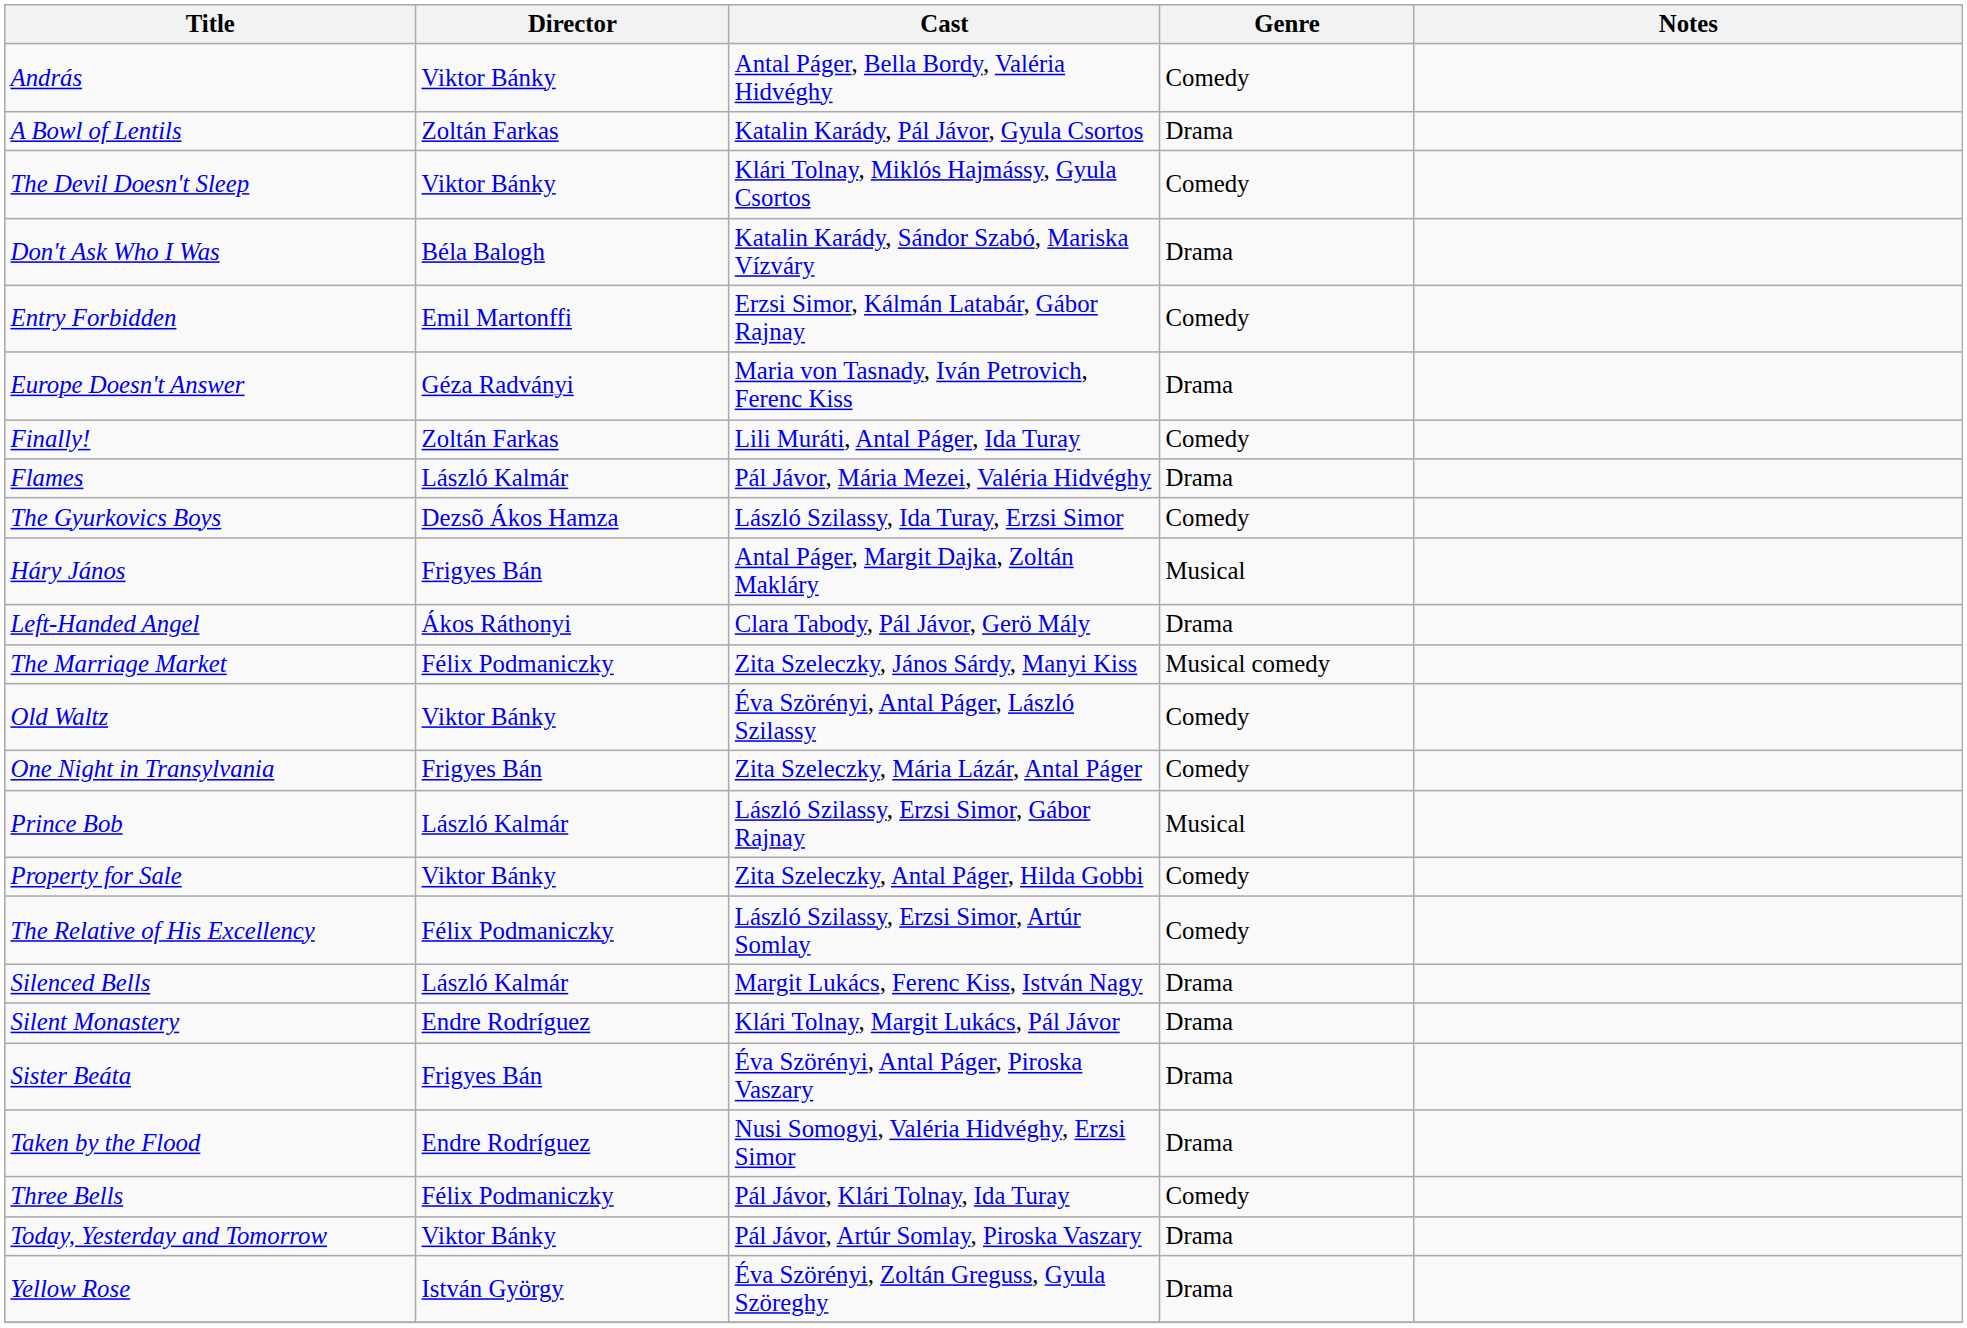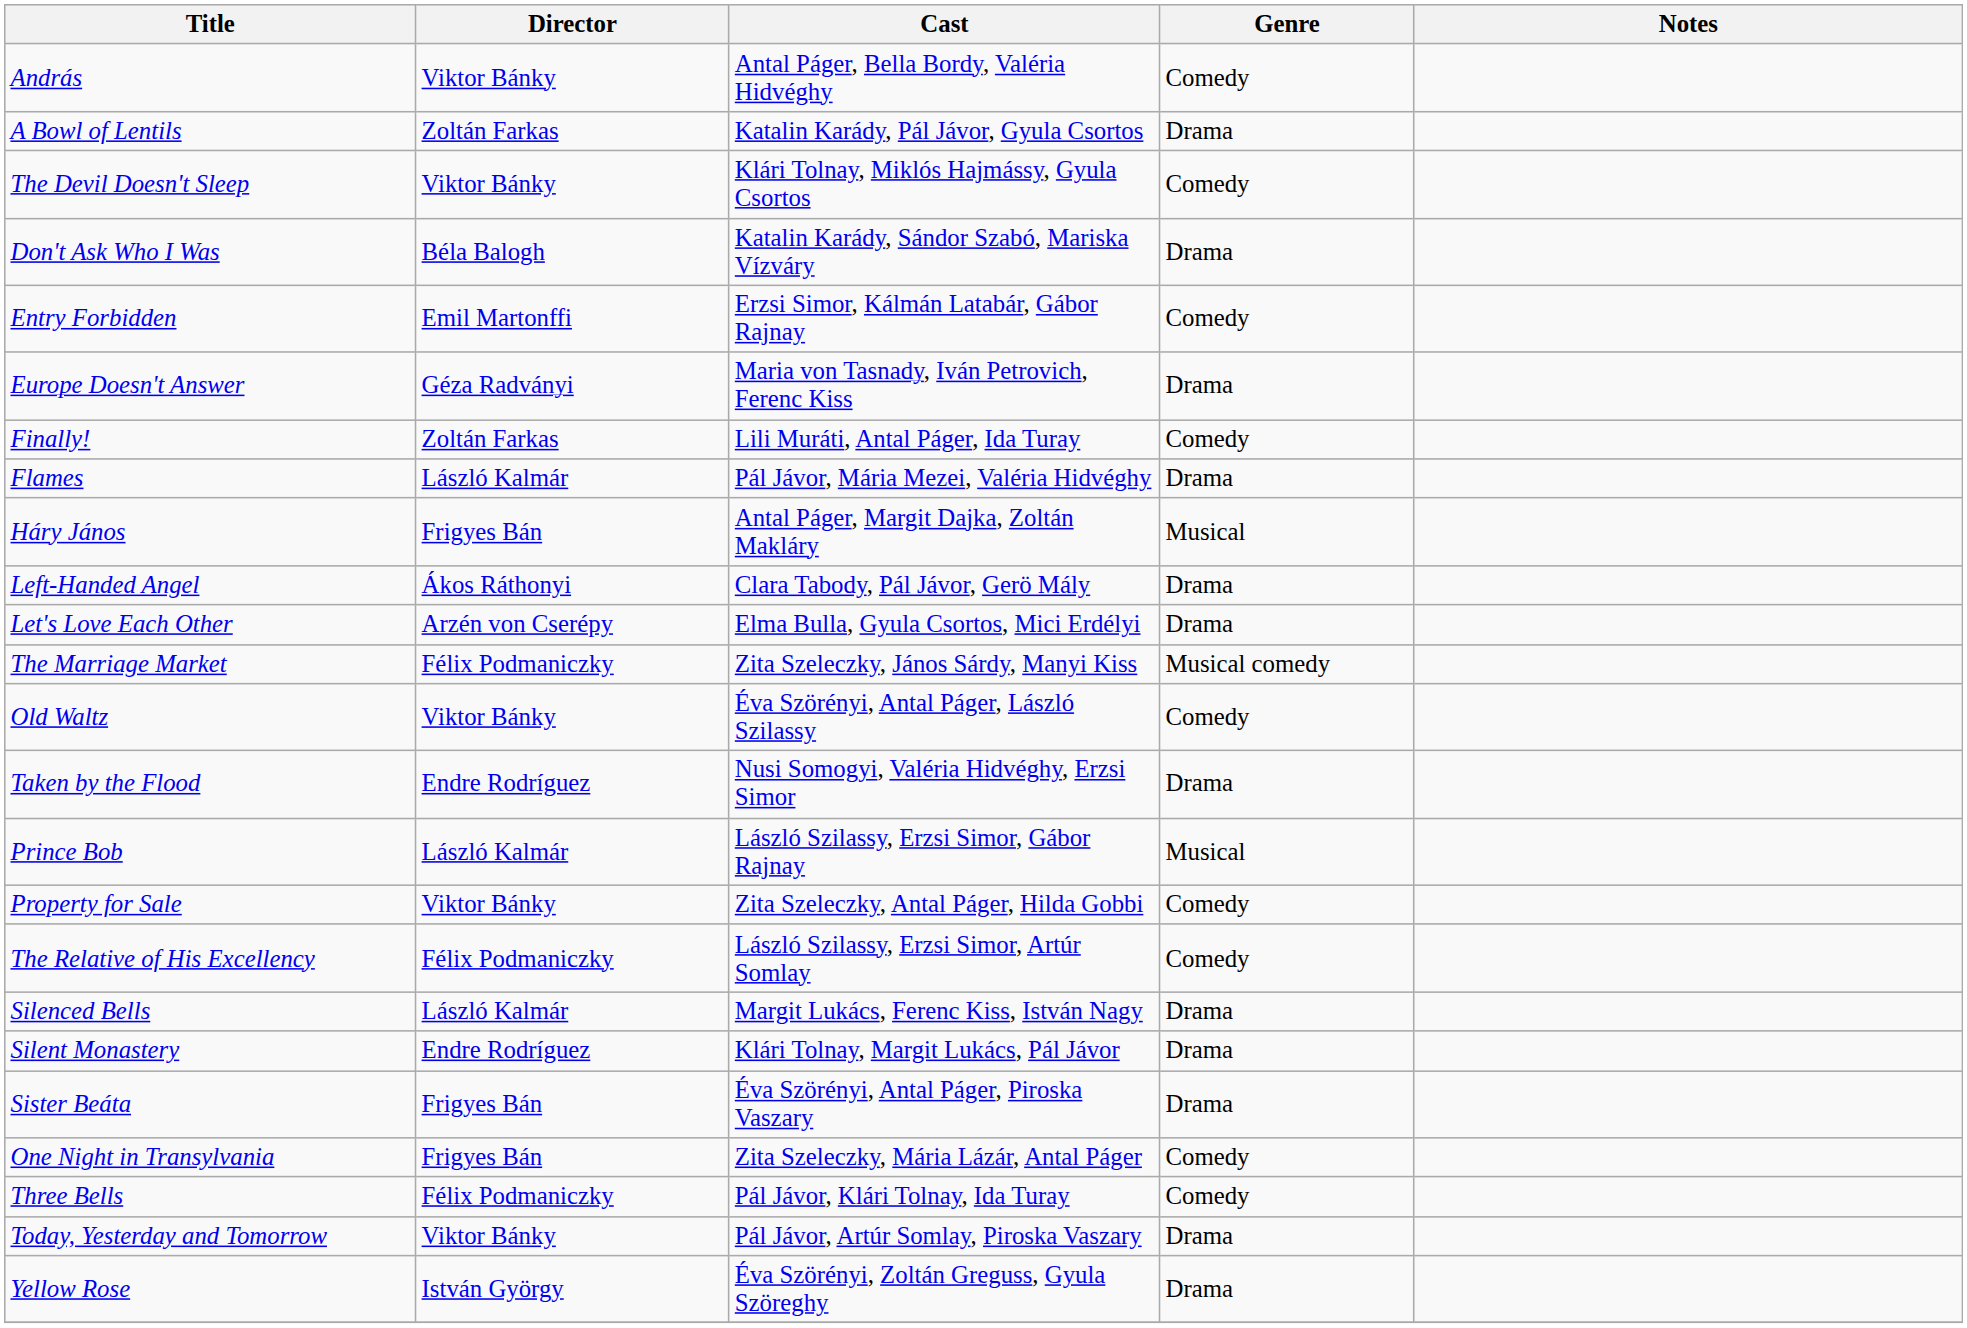- row: (116, 517)
+ row: (122, 624)
rows swapped: (142, 770) <-> (105, 1143)
